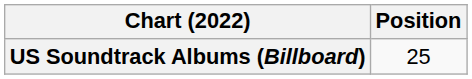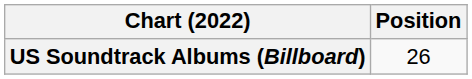(418, 56) 25 -> (418, 56) 26
